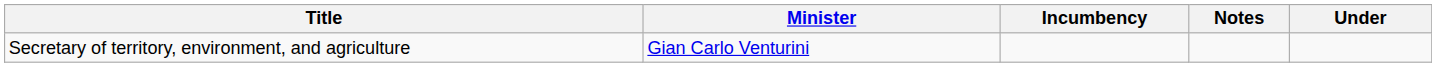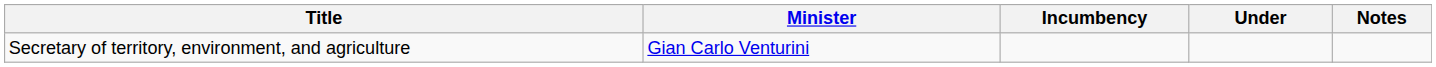columns swapped: (1360, 18) <-> (1239, 18)
